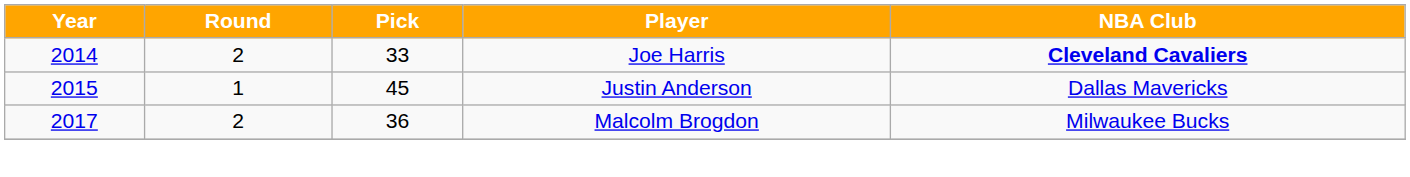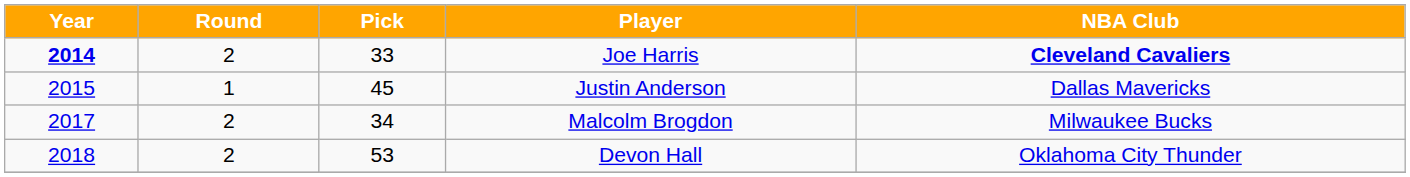(74, 54) normal -> (72, 54) bold
(398, 121) 36 -> (382, 121) 34
+ row: (651, 155)
